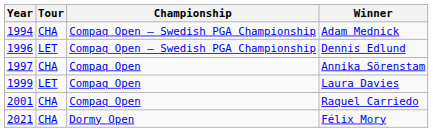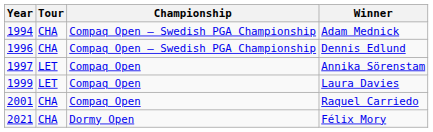(48, 48) LET -> (48, 48) CHA
(48, 66) CHA -> (48, 66) LET
